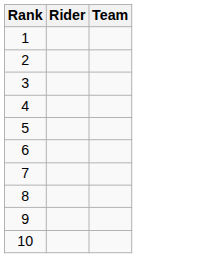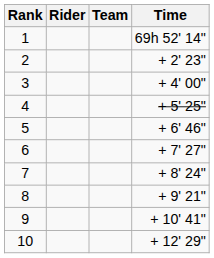+ column: (170, 15)
